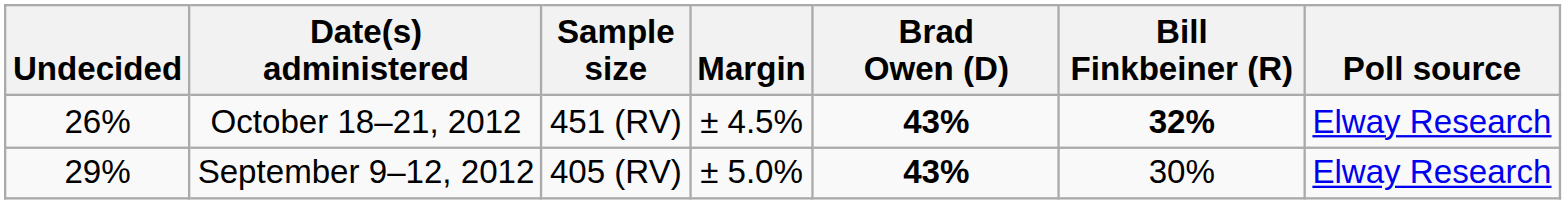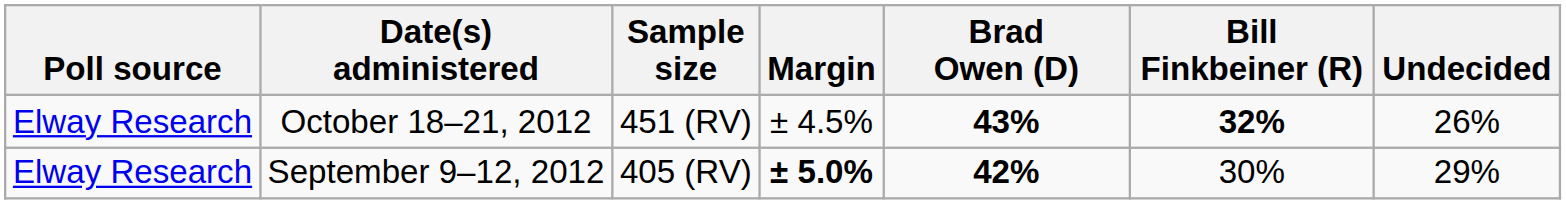columns swapped: (1432, 69) <-> (98, 69)
(752, 173) normal -> (822, 173) bold
(936, 173) 43% -> (1006, 173) 42%
